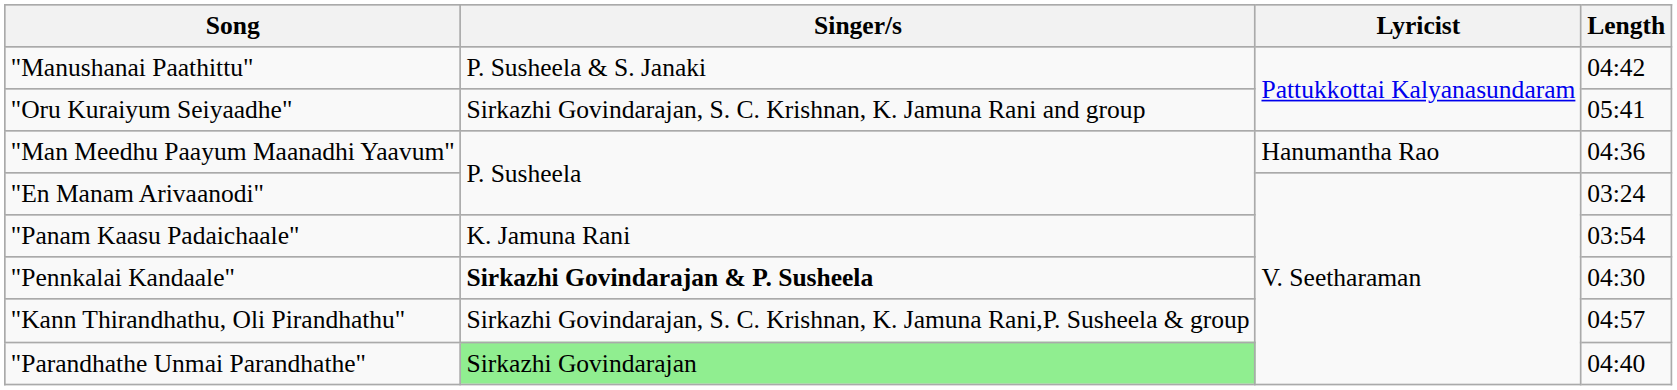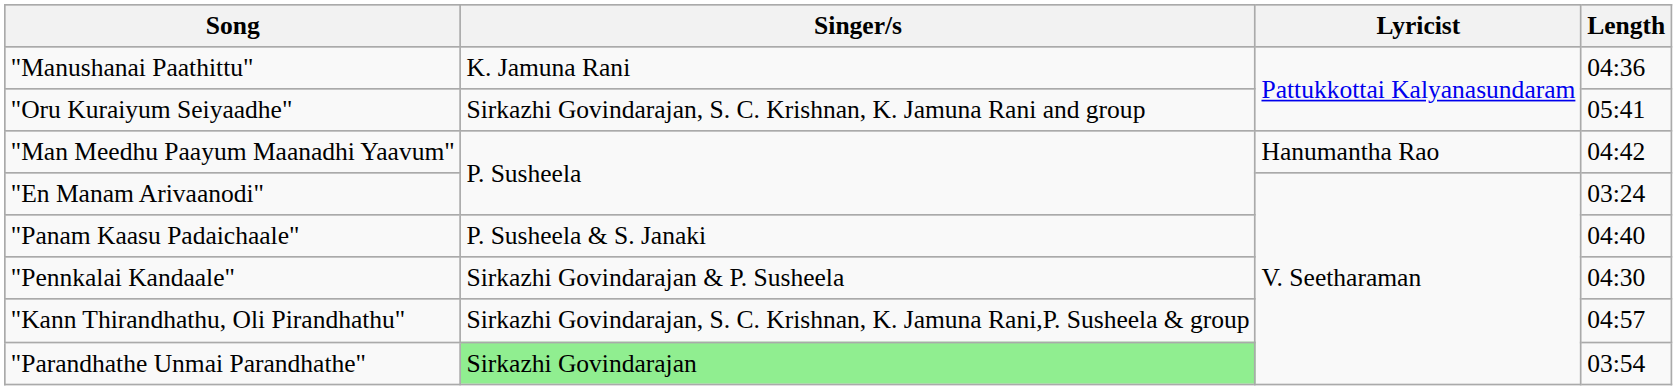(586, 67) P. Susheela & S. Janaki -> (548, 67) K. Jamuna Rani
(1616, 67) 04:42 -> (1616, 67) 04:36
(1616, 152) 04:36 -> (1616, 152) 04:42
(548, 236) K. Jamuna Rani -> (586, 236) P. Susheela & S. Janaki
(1616, 236) 03:54 -> (1616, 236) 04:40
(670, 278) bold -> (655, 278) normal
(1616, 362) 04:40 -> (1616, 362) 03:54
